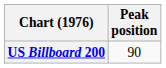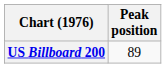(134, 52) 90 -> (134, 52) 89
